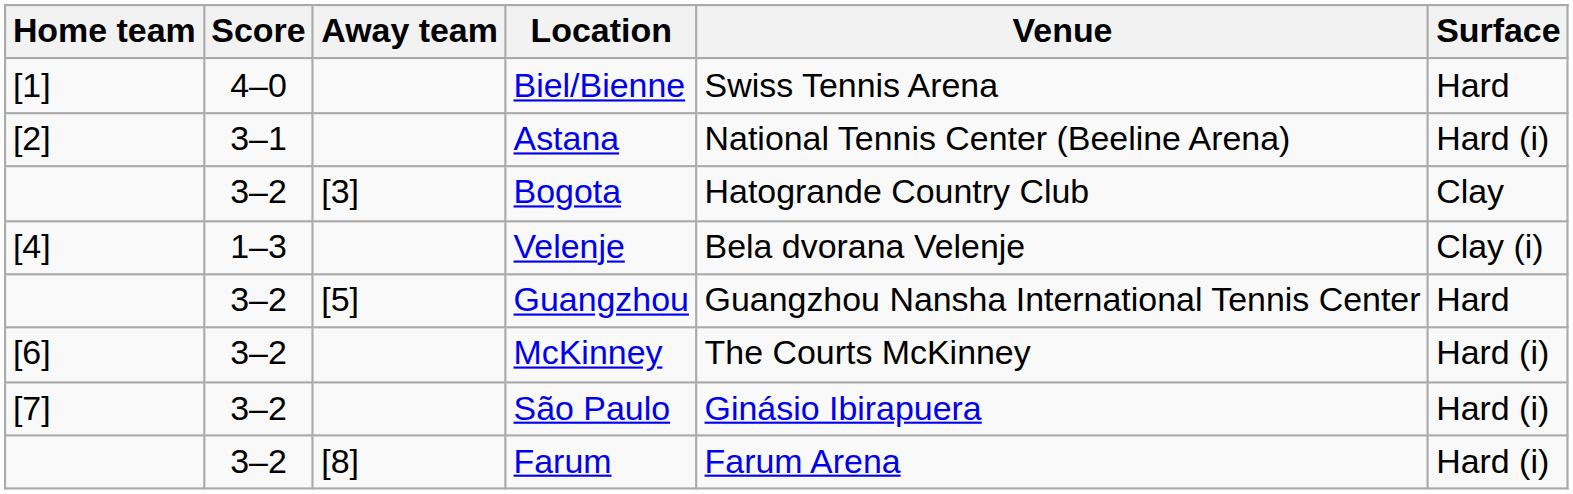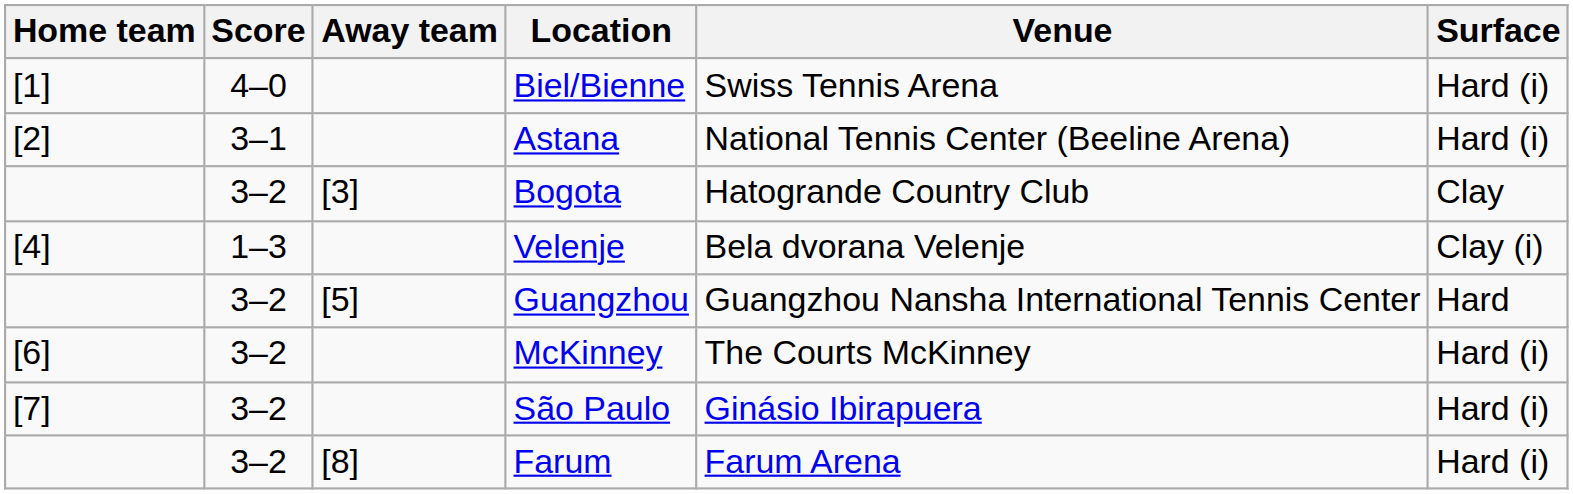(1473, 85) Hard -> (1493, 85) Hard (i)
